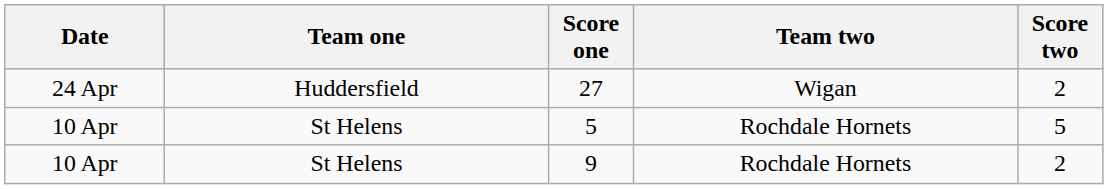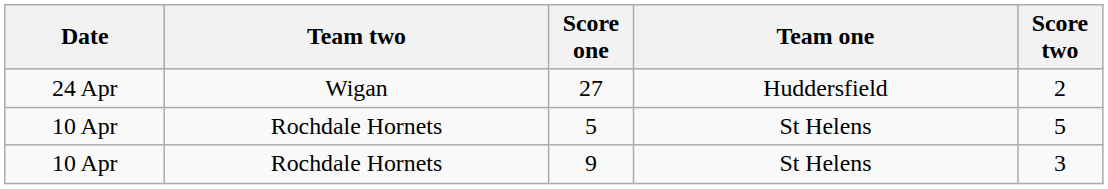columns swapped: (356, 36) <-> (825, 36)
(1060, 163) 2 -> (1060, 163) 3
